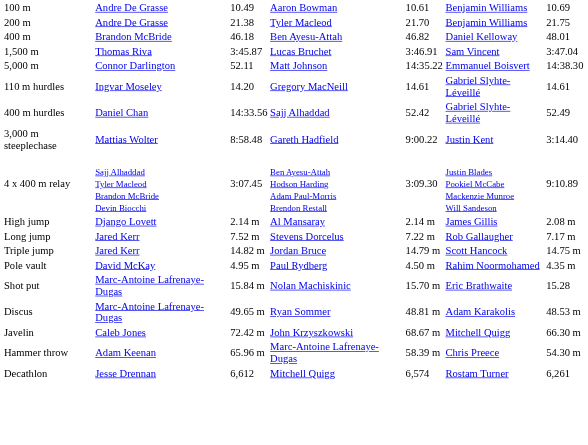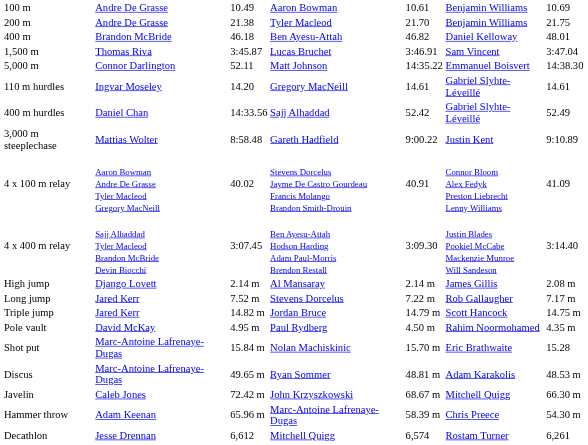(562, 139) 3:14.40 -> (562, 139) 9:10.89
+ row: (37, 183)
(562, 183) 9:10.89 -> (562, 245) 3:14.40
